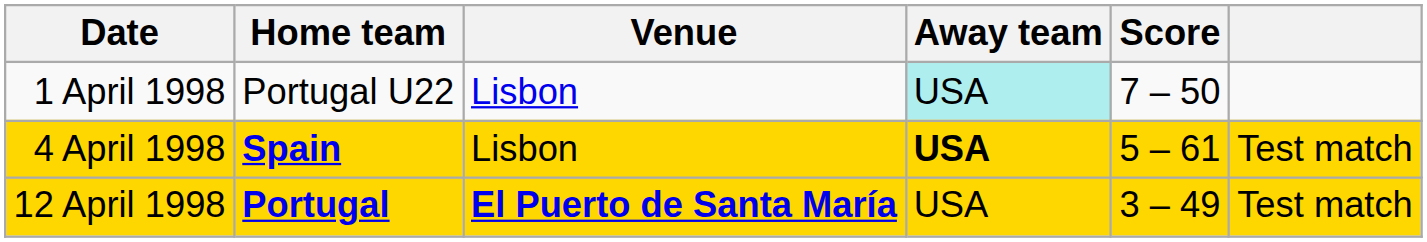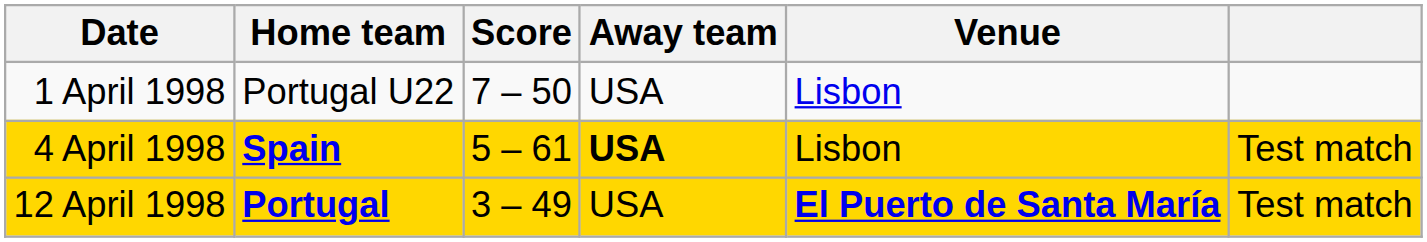columns swapped: (1170, 33) <-> (684, 33)
(951, 90) paleturquoise background -> (626, 90) no background
